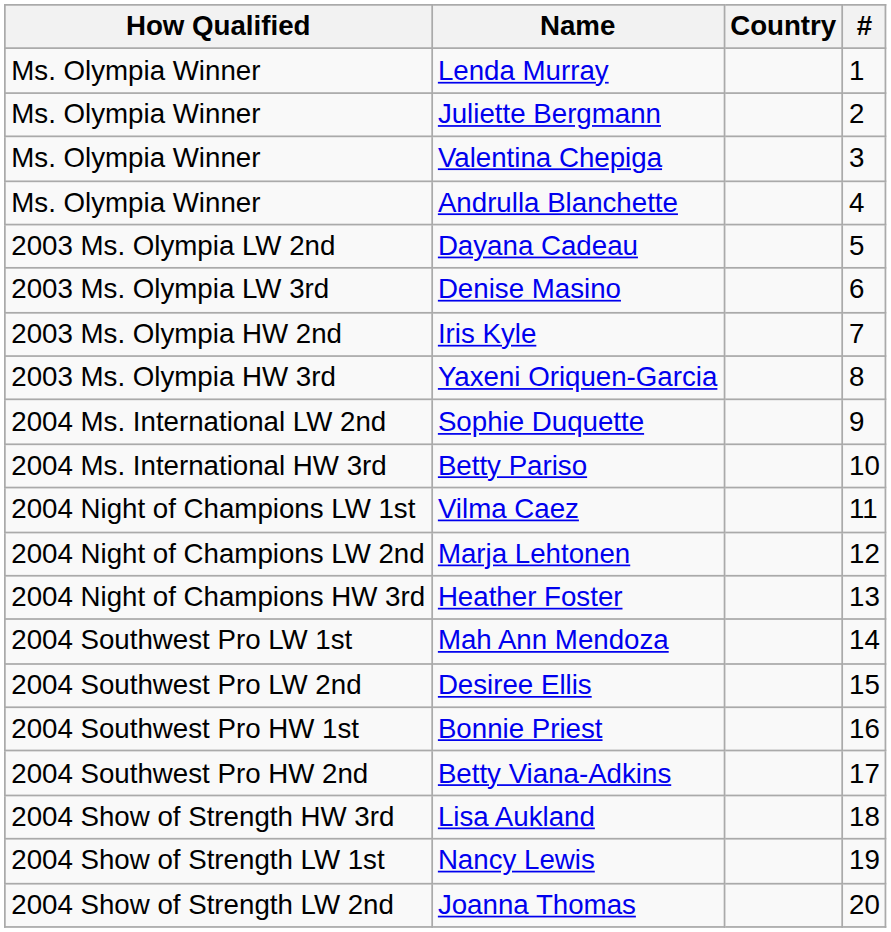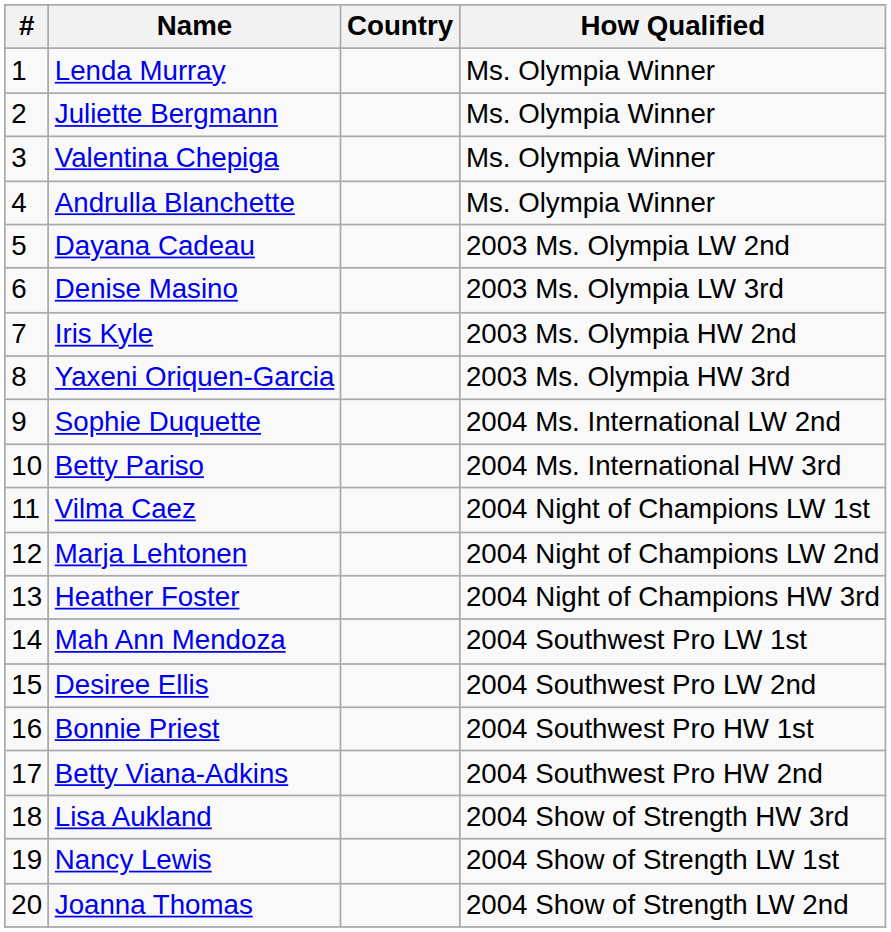columns swapped: (864, 26) <-> (218, 26)
